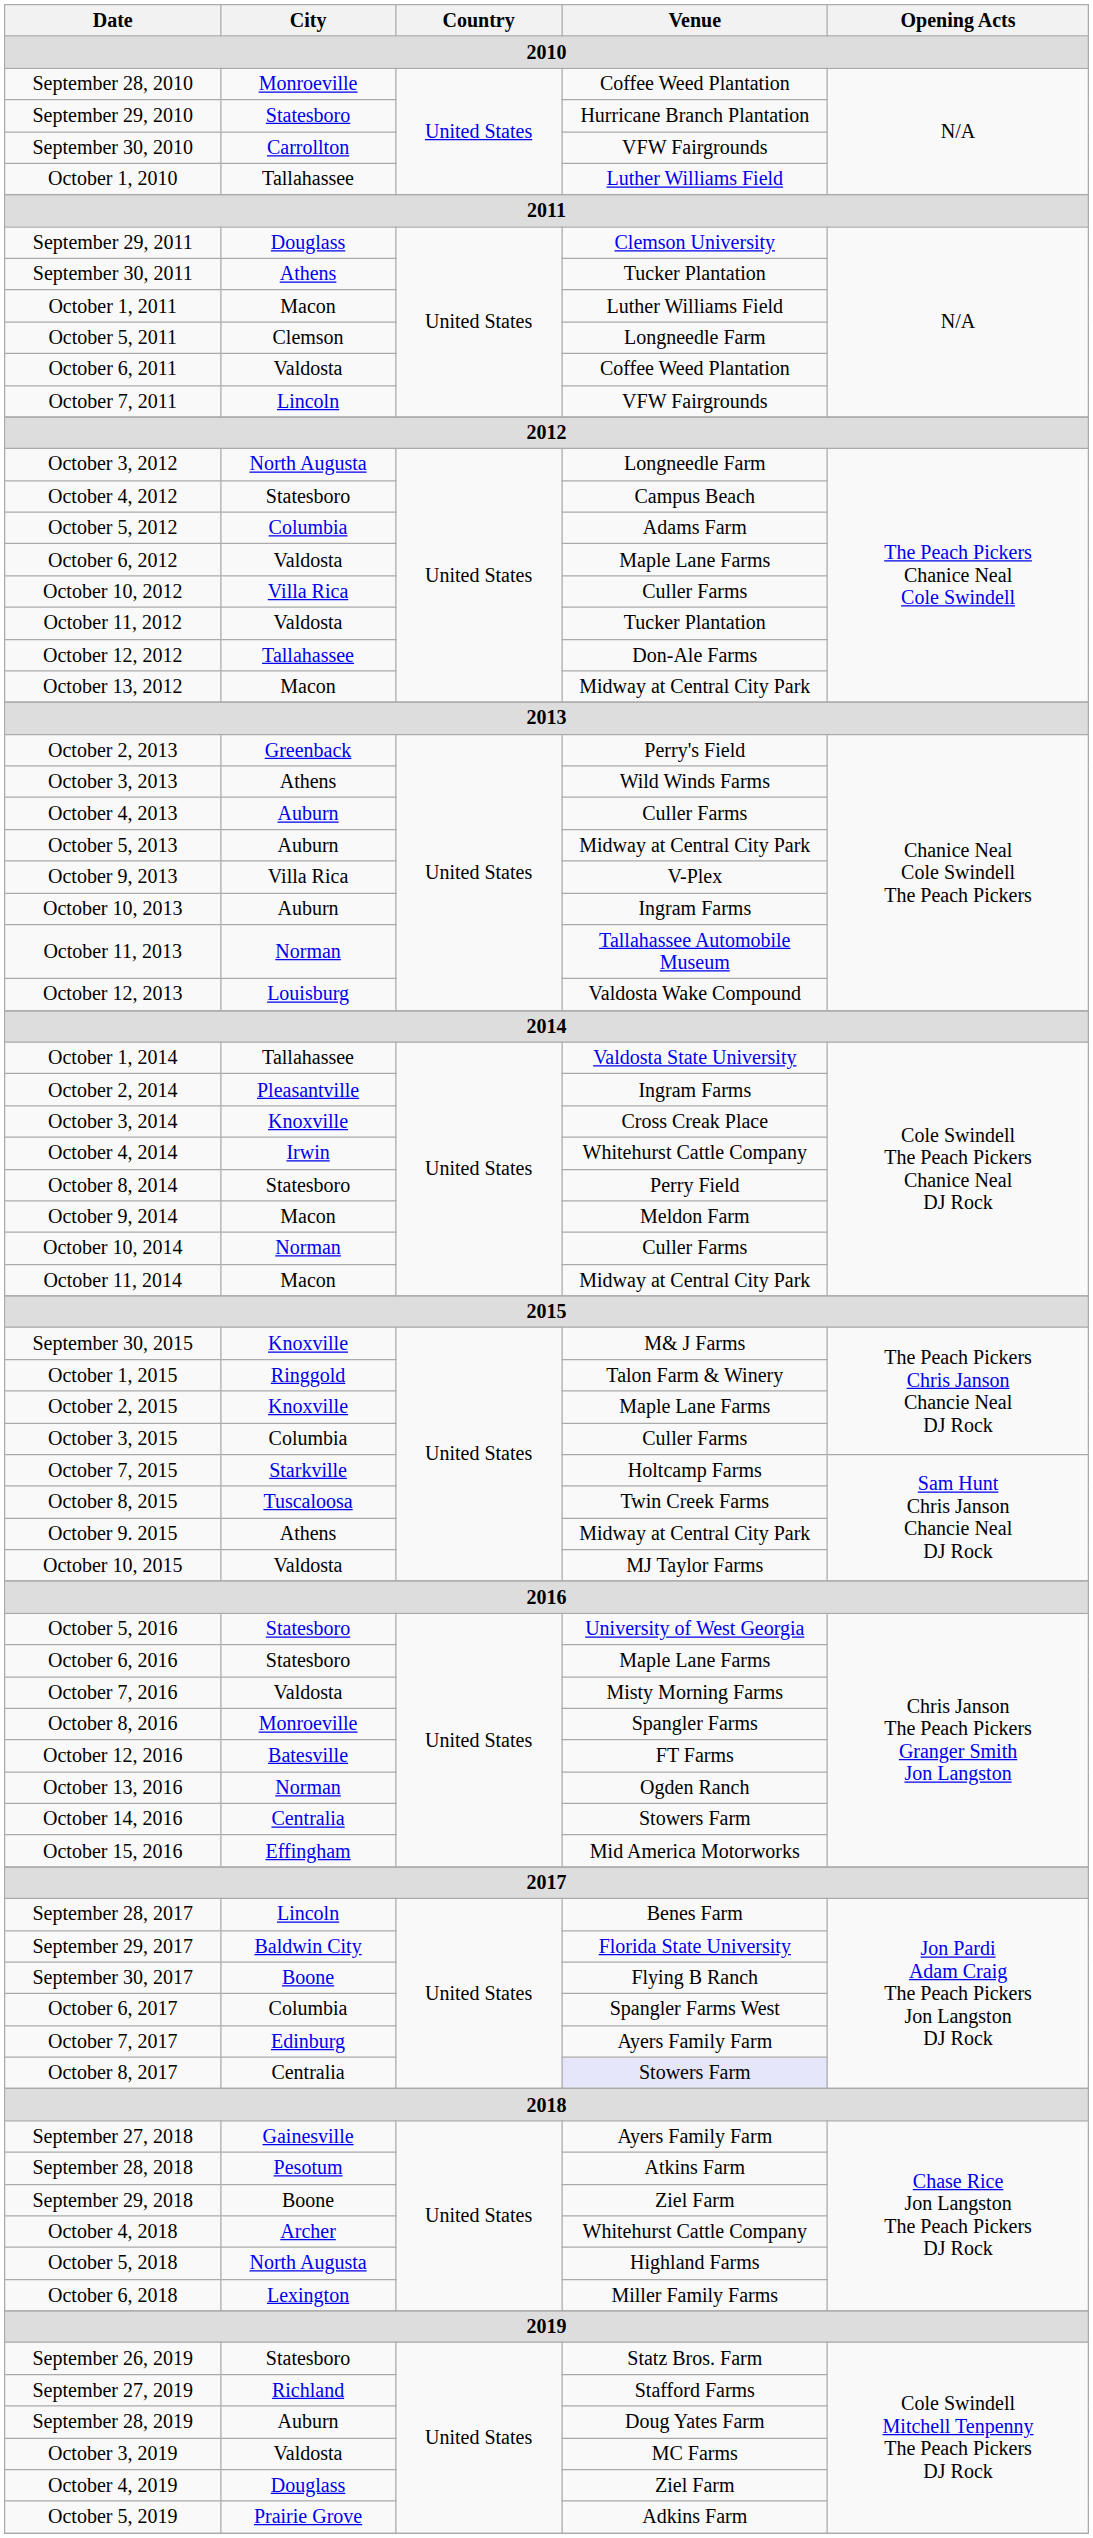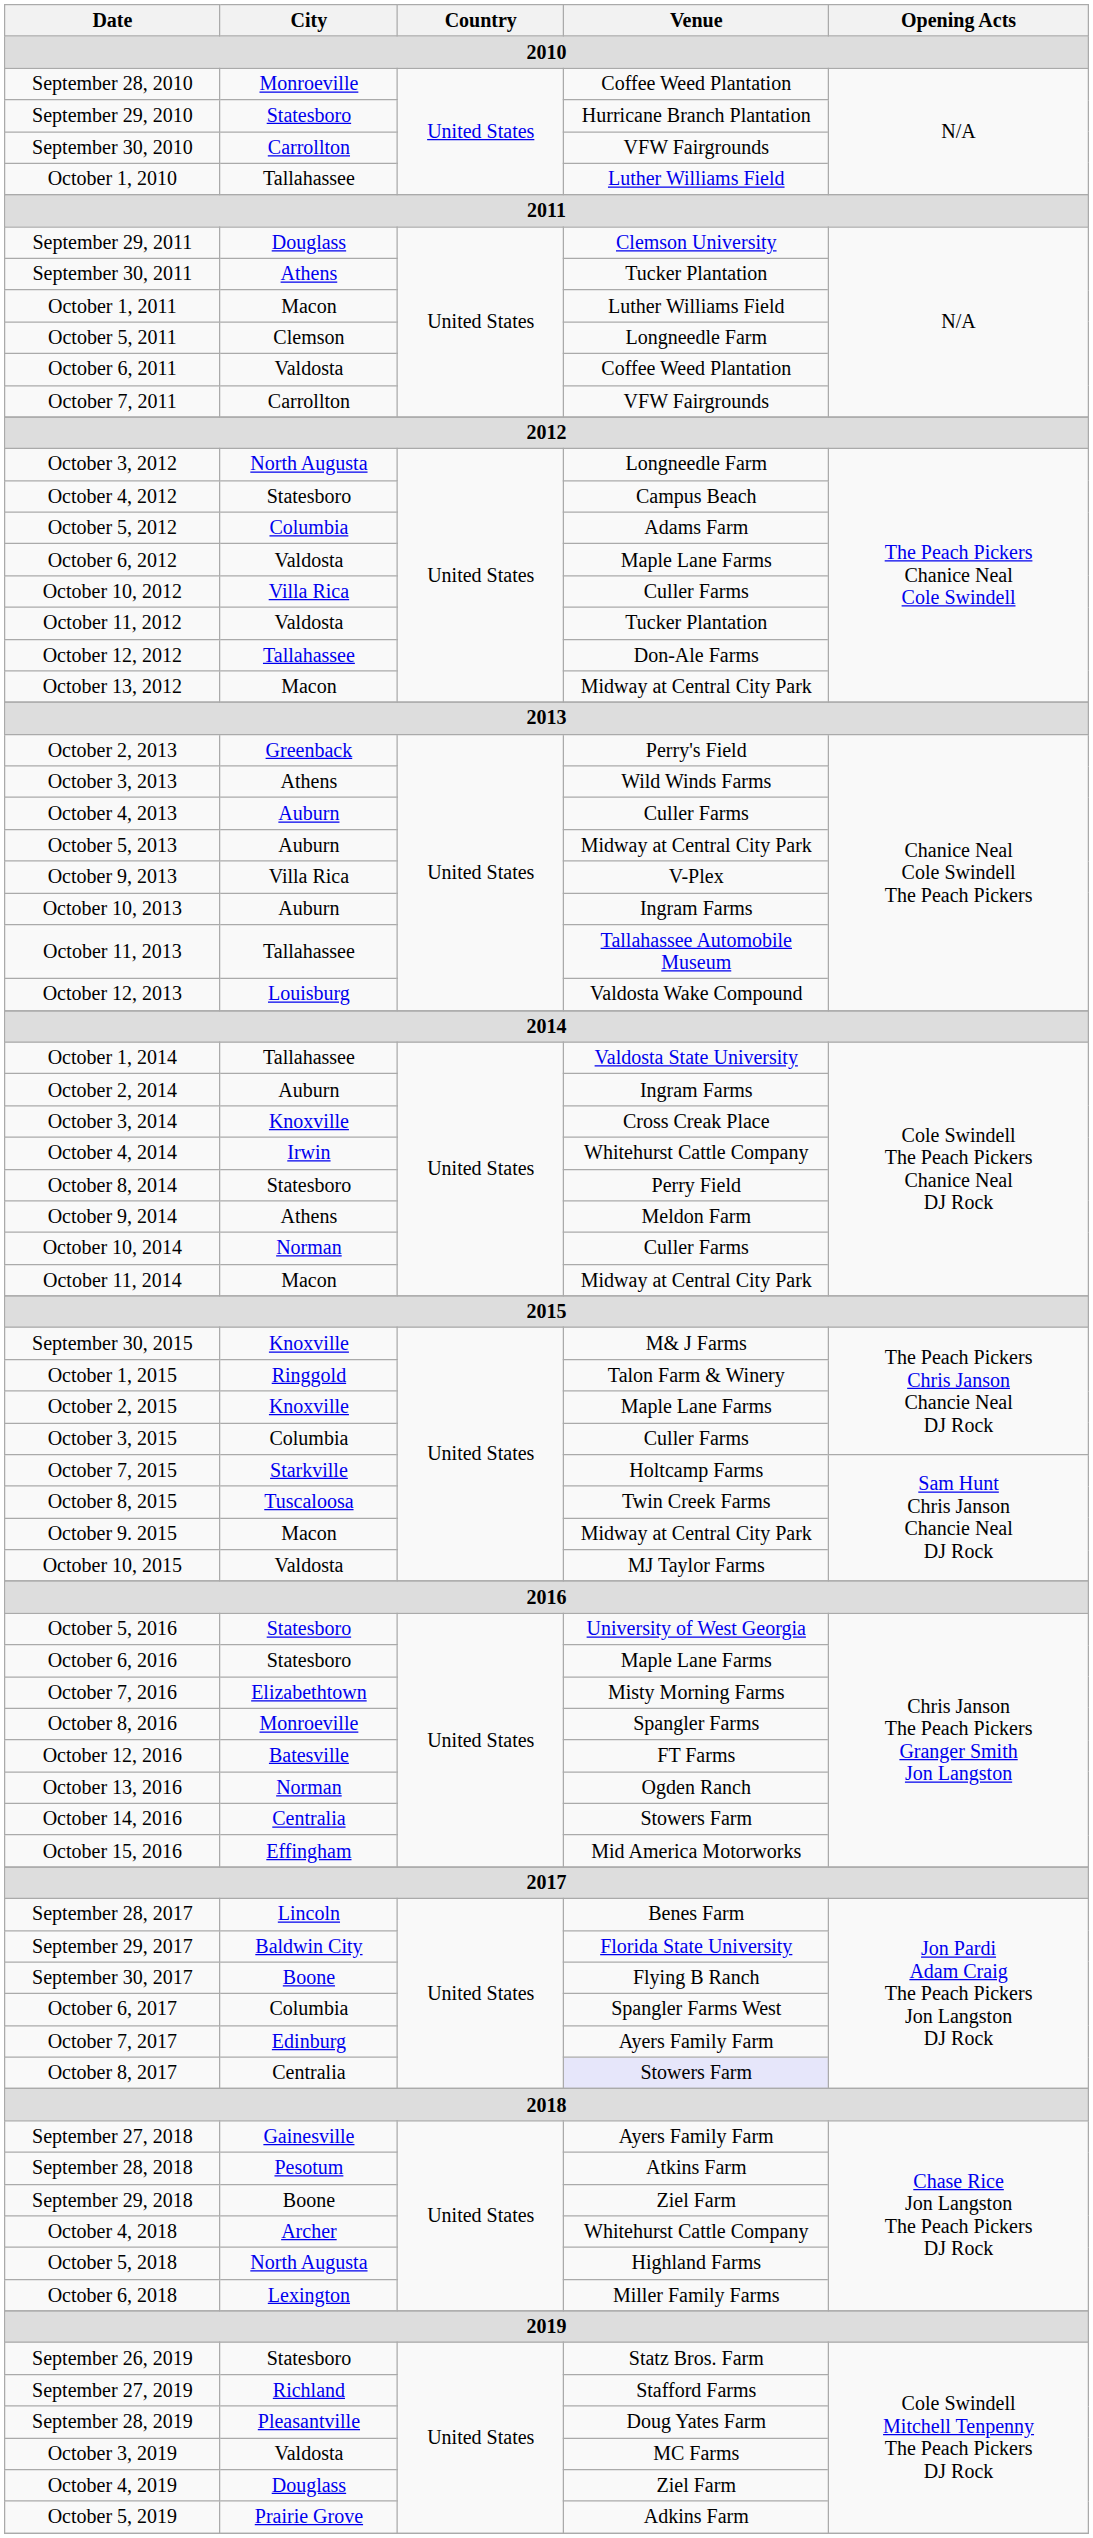(308, 400) Lincoln -> (309, 400) Carrollton
(308, 951) Norman -> (309, 951) Tallahassee
(308, 1089) Pleasantville -> (309, 1089) Auburn
(308, 1216) Macon -> (309, 1216) Athens
(308, 1533) Athens -> (309, 1533) Macon
(308, 1692) Valdosta -> (309, 1692) Elizabethtown
(308, 2421) Auburn -> (309, 2421) Pleasantville
